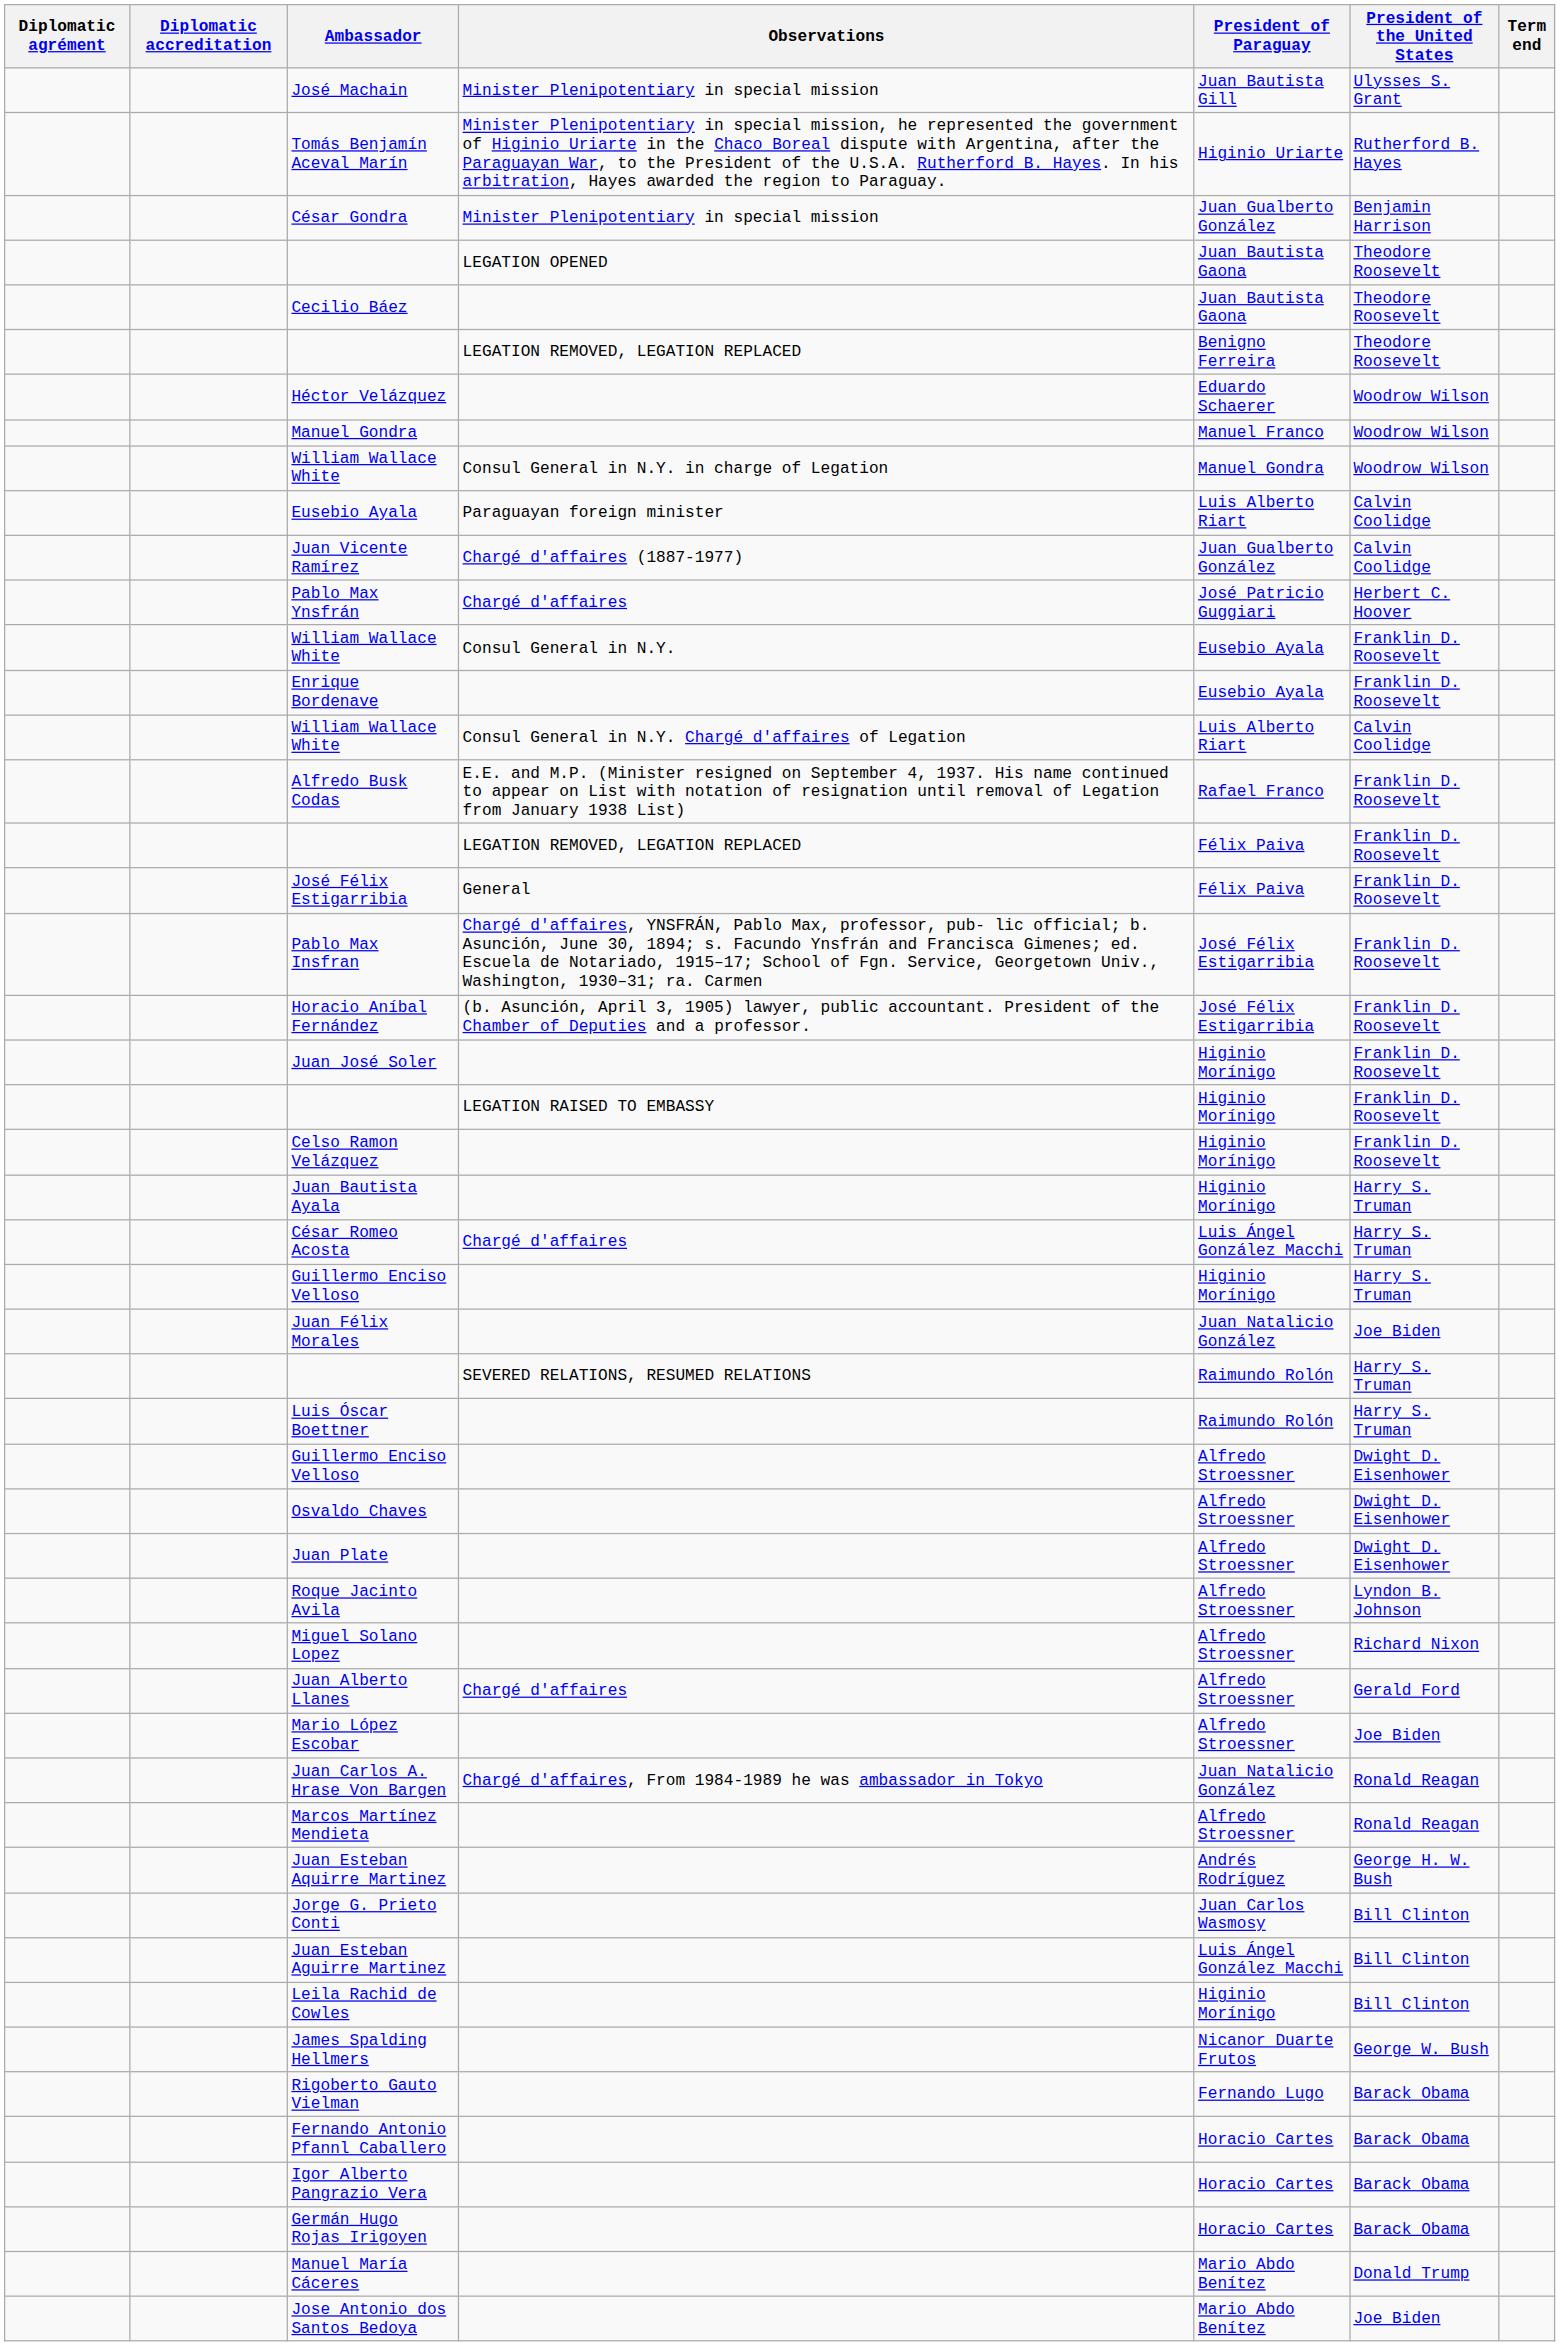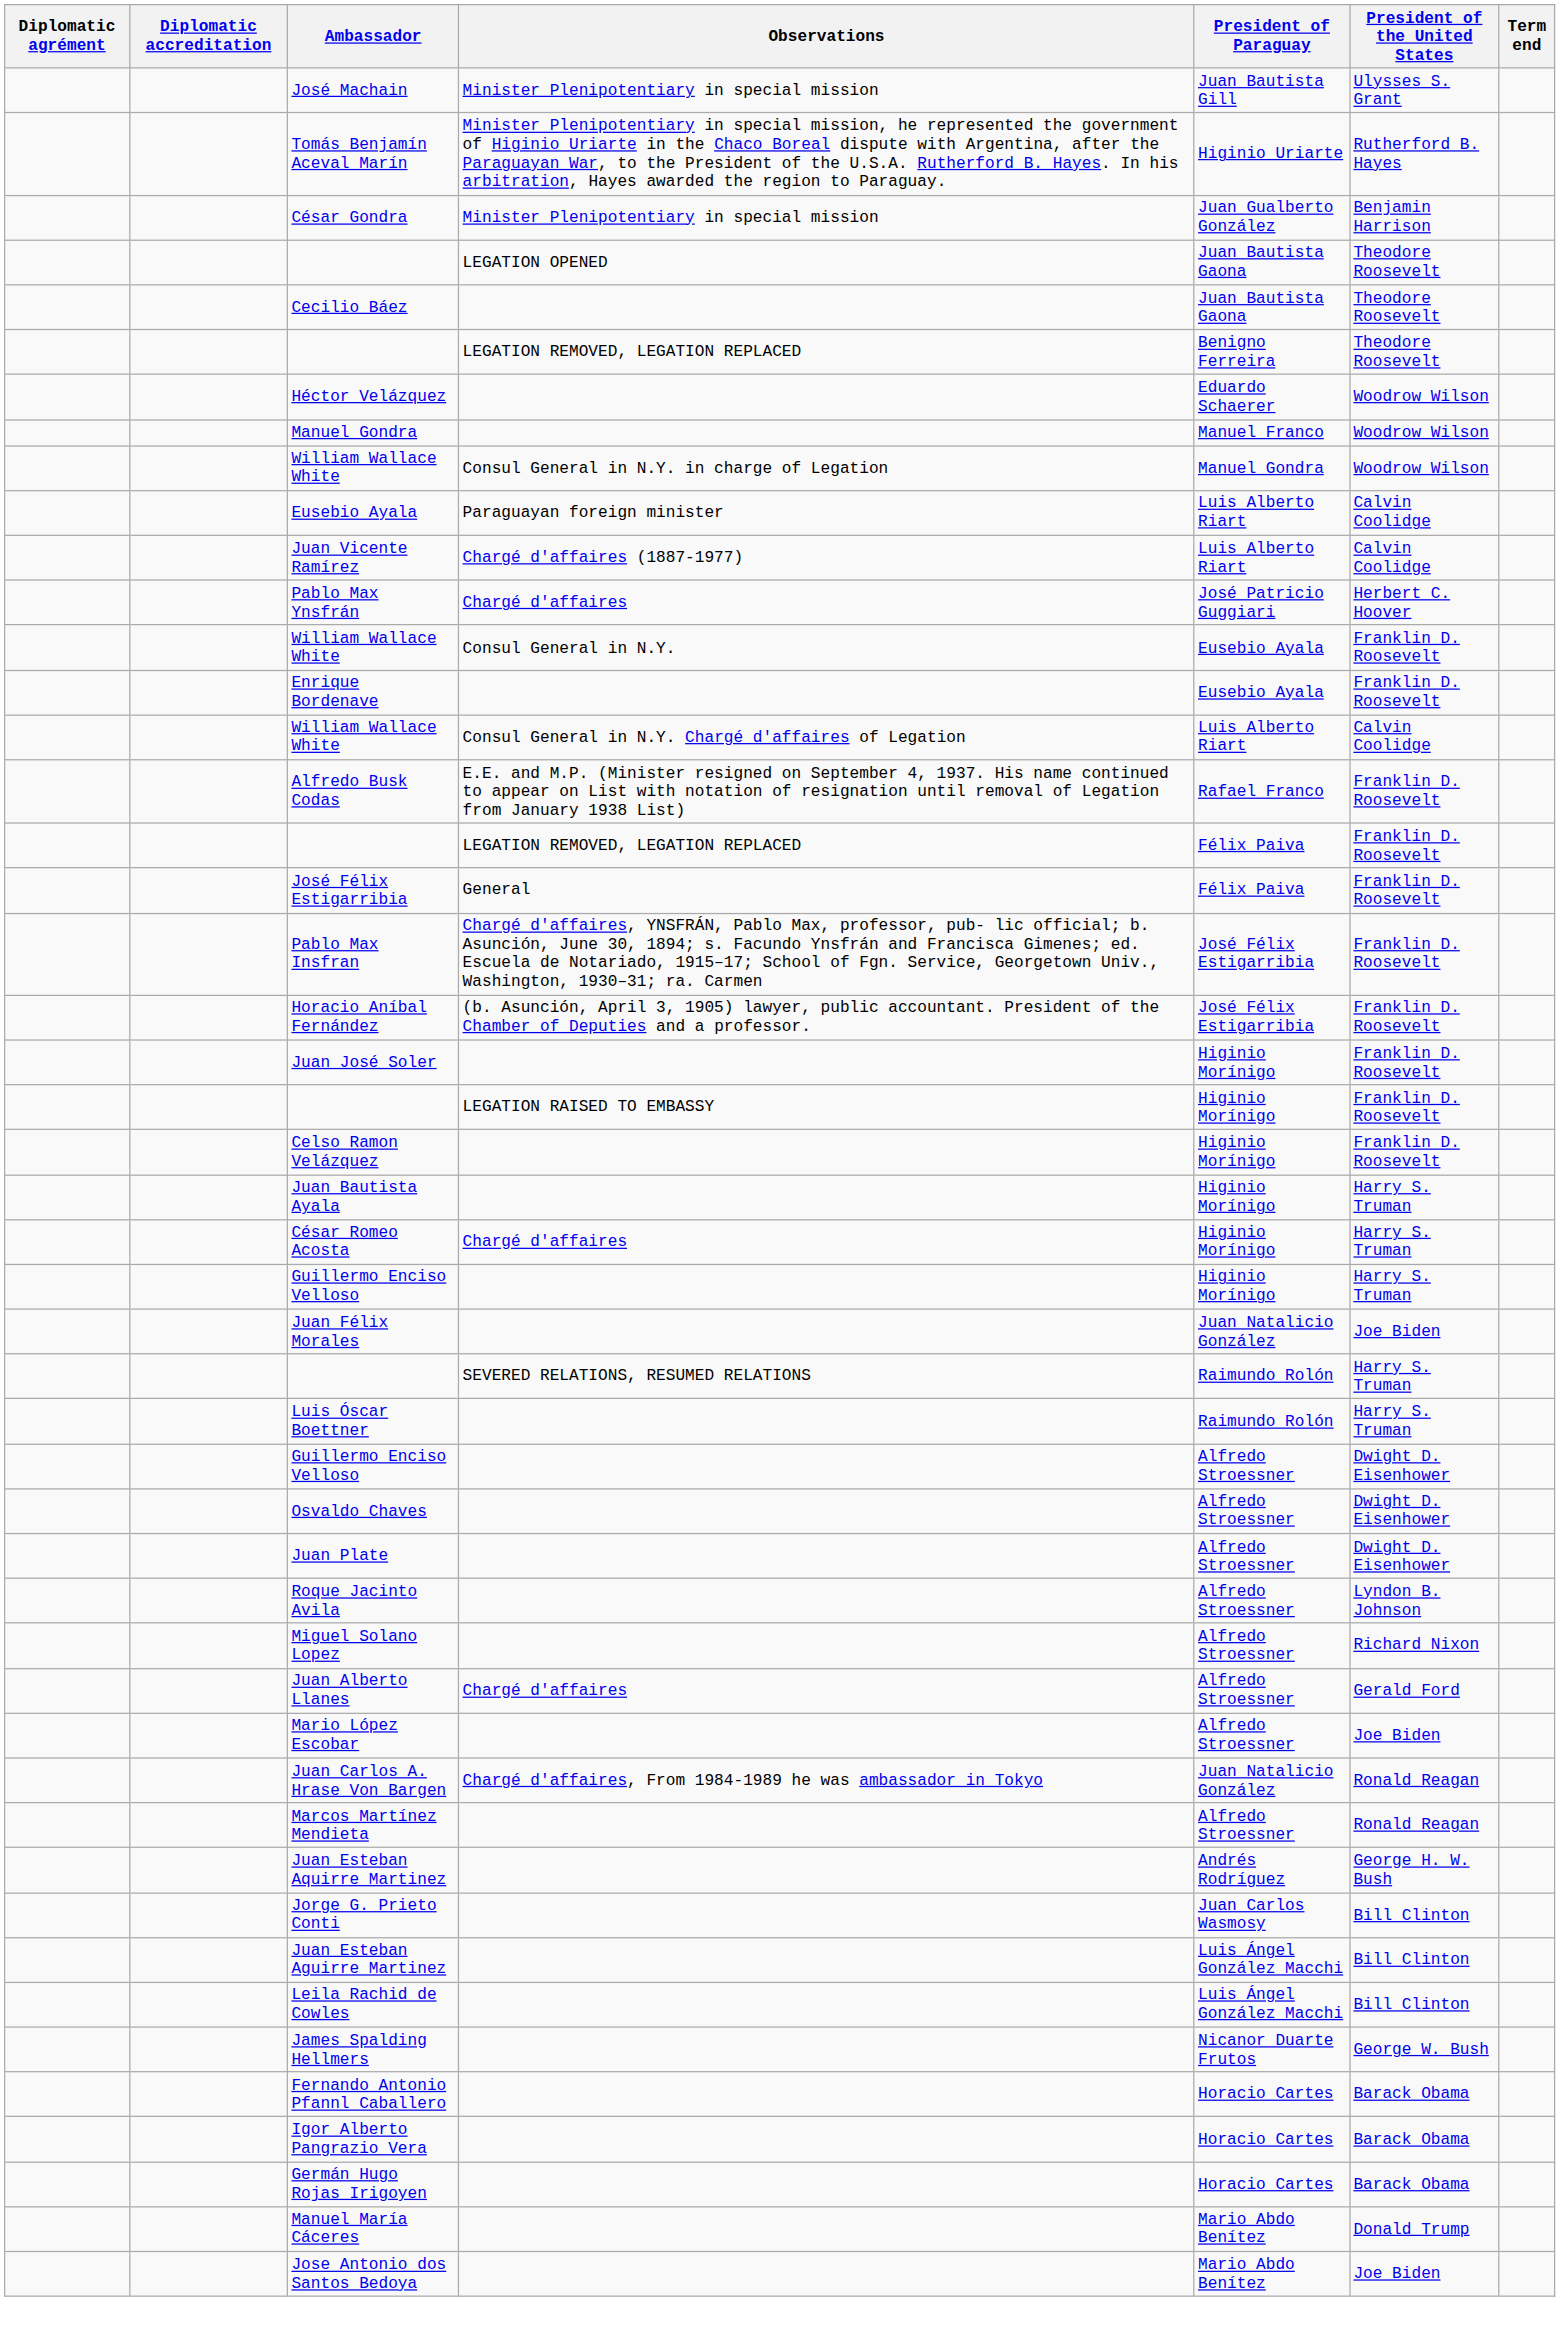(1266, 558) Juan Gualberto González -> (1256, 558) Luis Alberto Riart
(1271, 1242) Luis Ángel González Macchi -> (1237, 1242) Higinio Morínigo
(1237, 2005) Higinio Morínigo -> (1271, 2005) Luis Ángel González Macchi
- row: (364, 2094)
